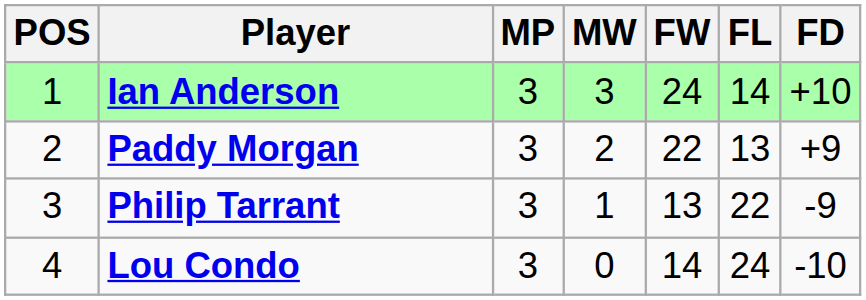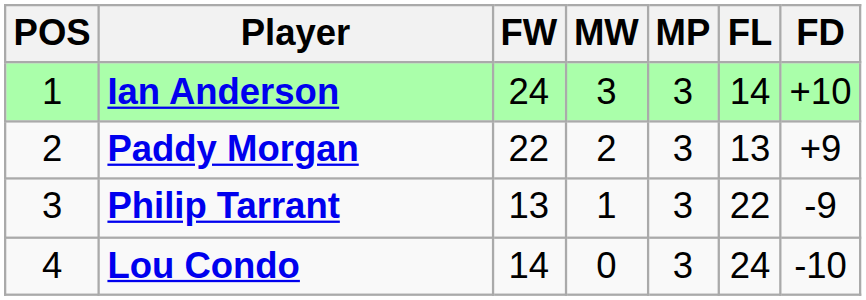columns swapped: (528, 33) <-> (682, 33)
